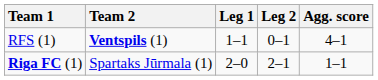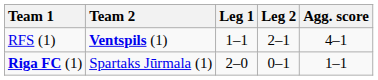(279, 39) 0–1 -> (279, 39) 2–1
(279, 63) 2–1 -> (279, 63) 0–1
